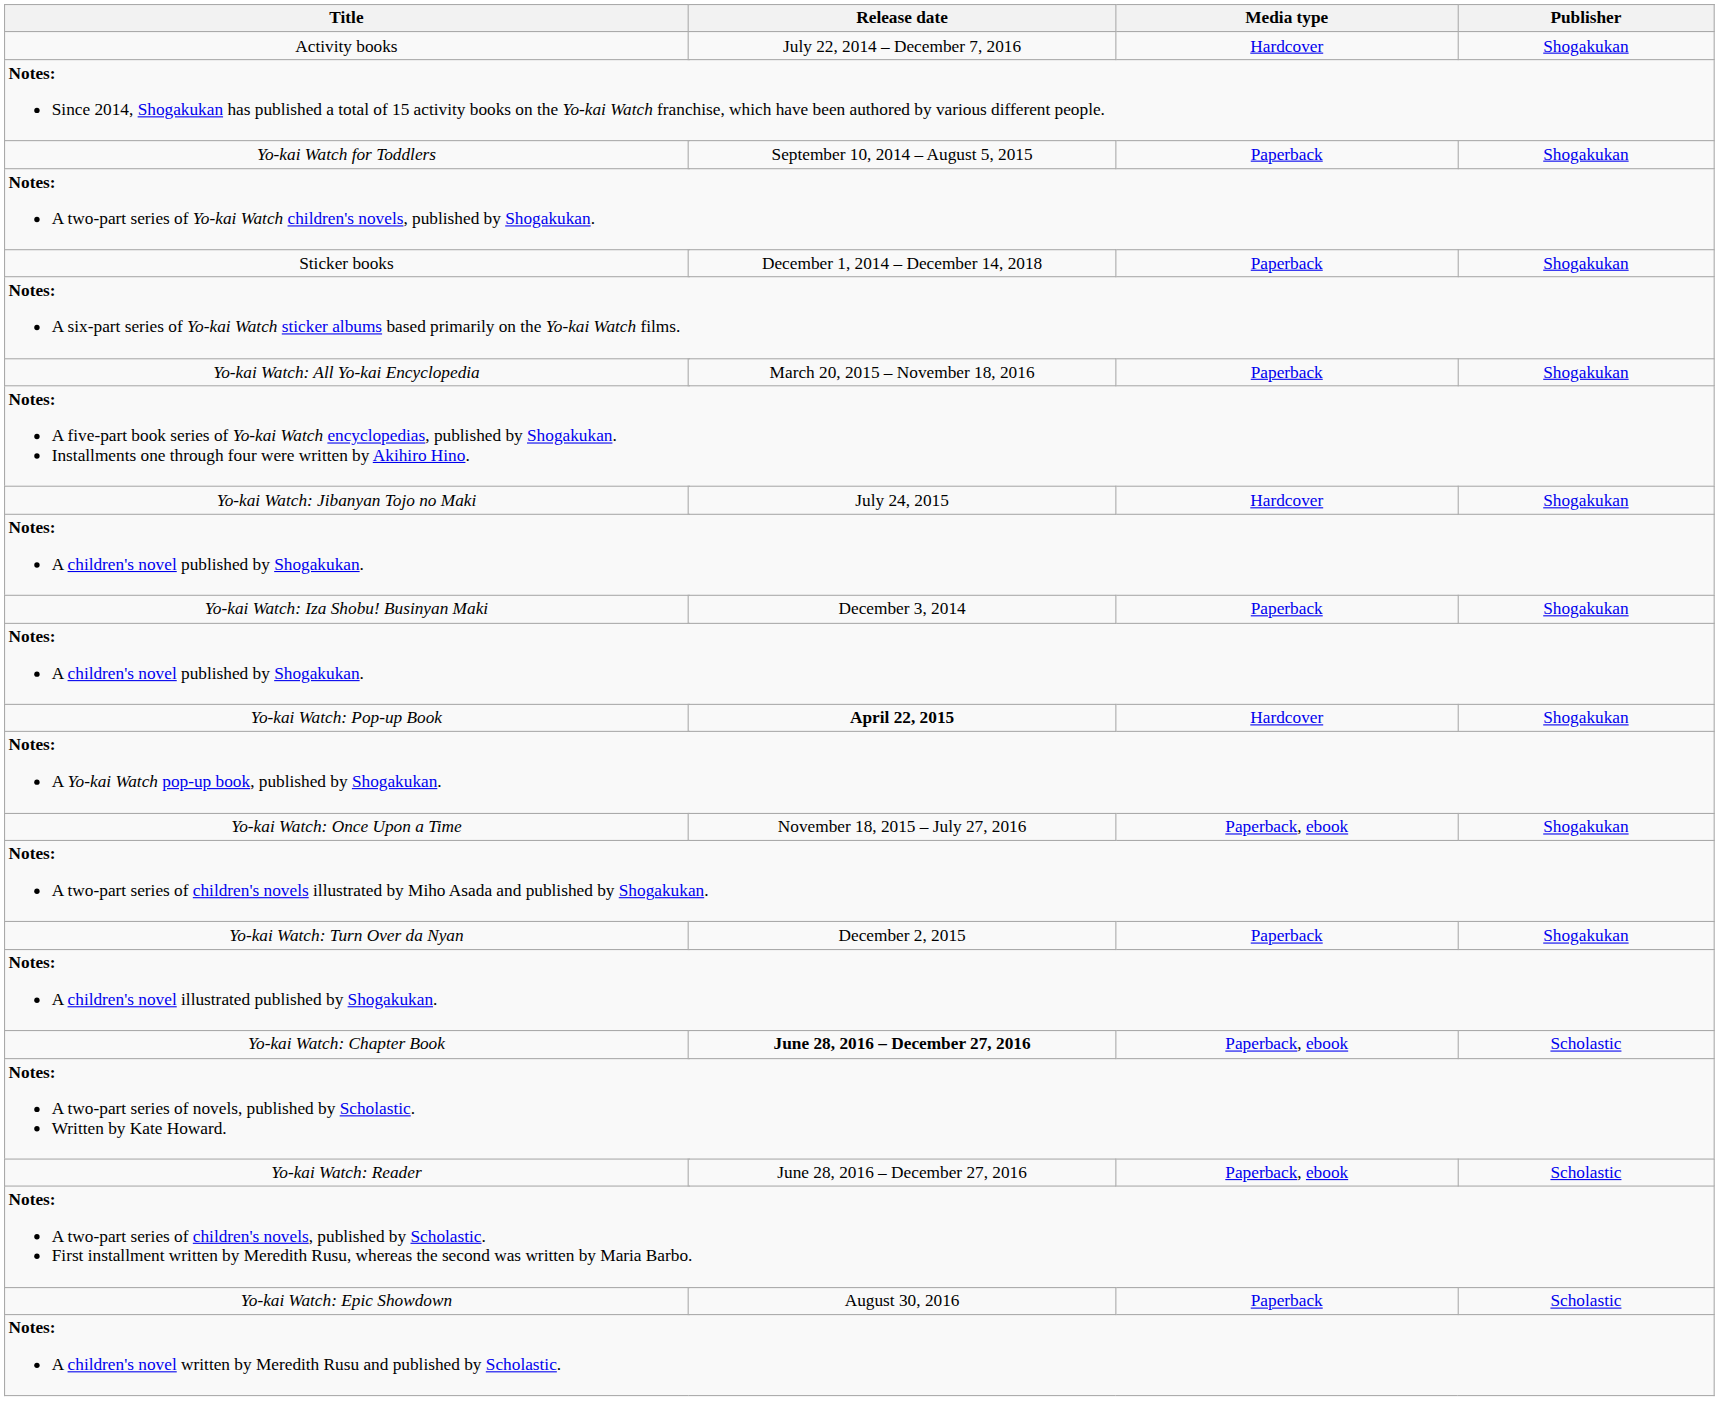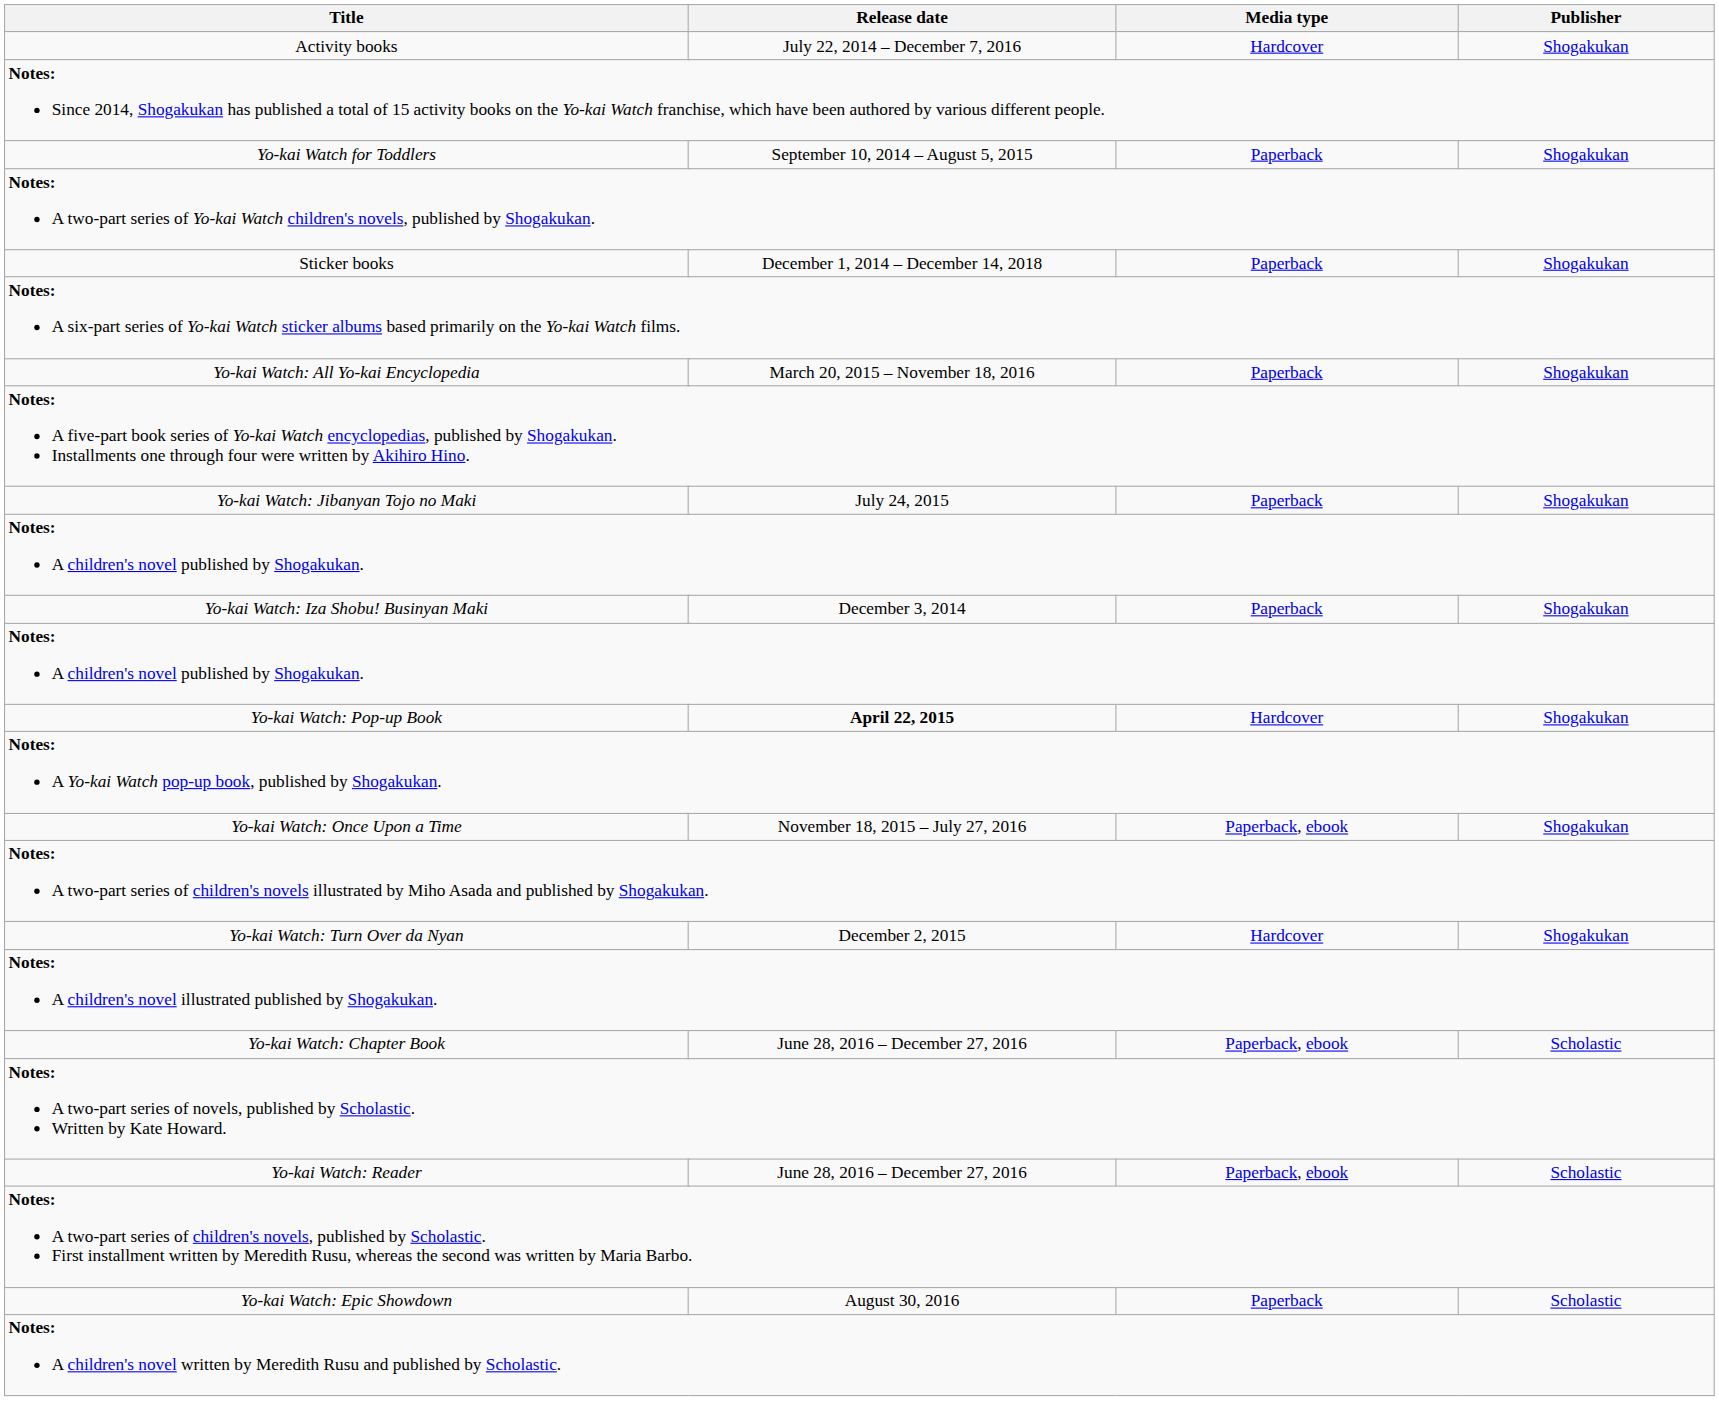(1287, 500) Hardcover -> (1287, 500) Paperback
(1287, 935) Paperback -> (1287, 935) Hardcover
(902, 1044) bold -> (902, 1044) normal
